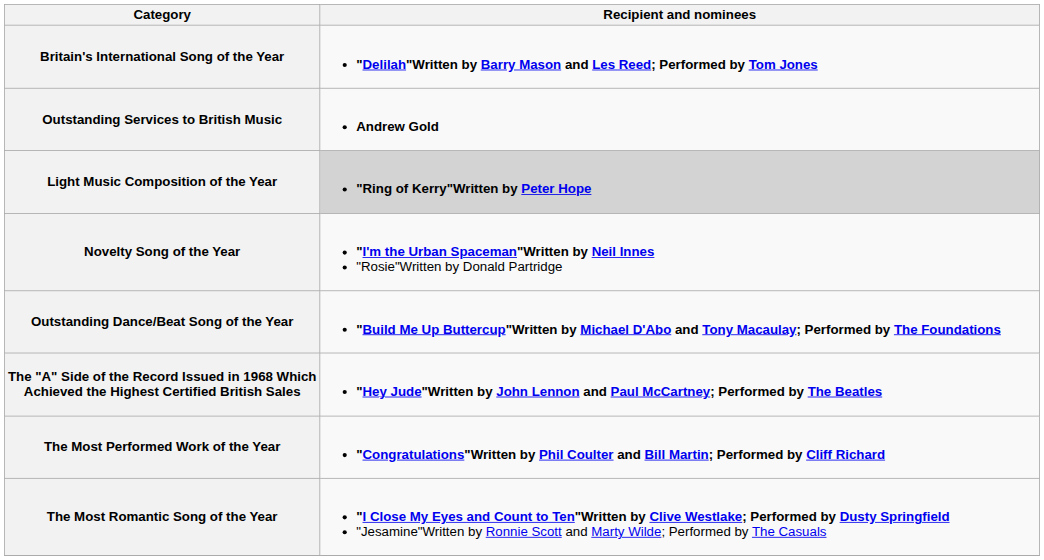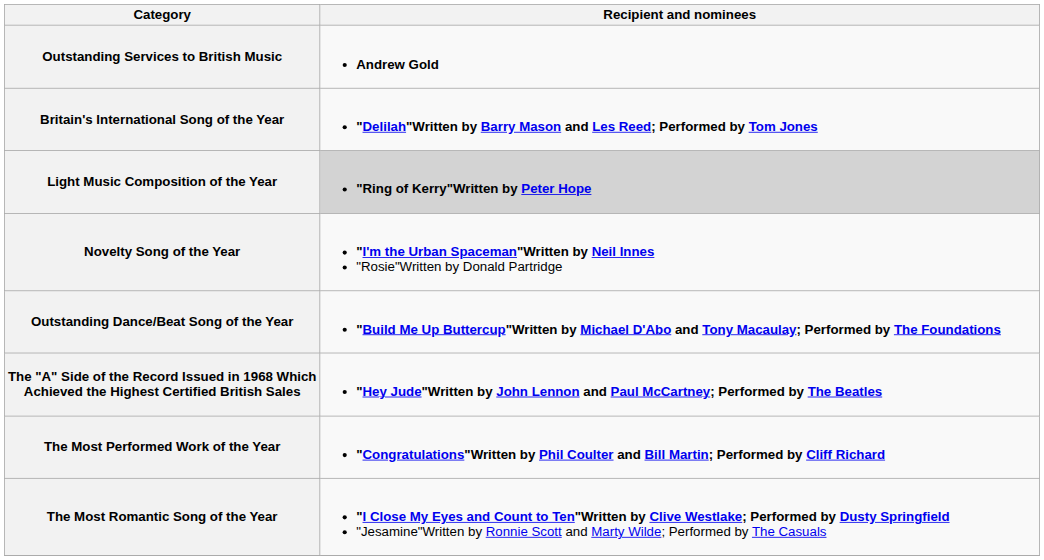rows swapped: (162, 119) <-> (162, 56)
